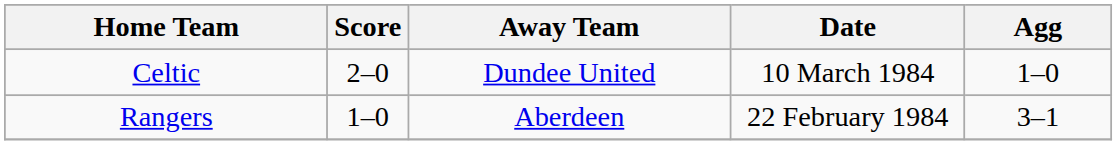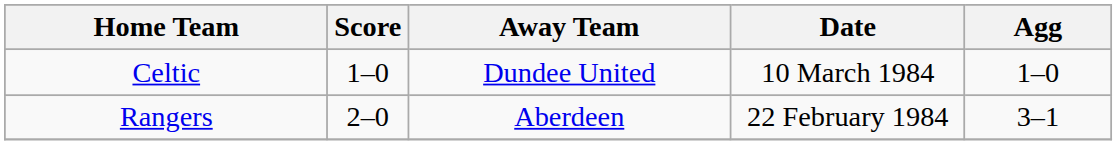(368, 71) 2–0 -> (368, 71) 1–0
(368, 116) 1–0 -> (368, 116) 2–0
